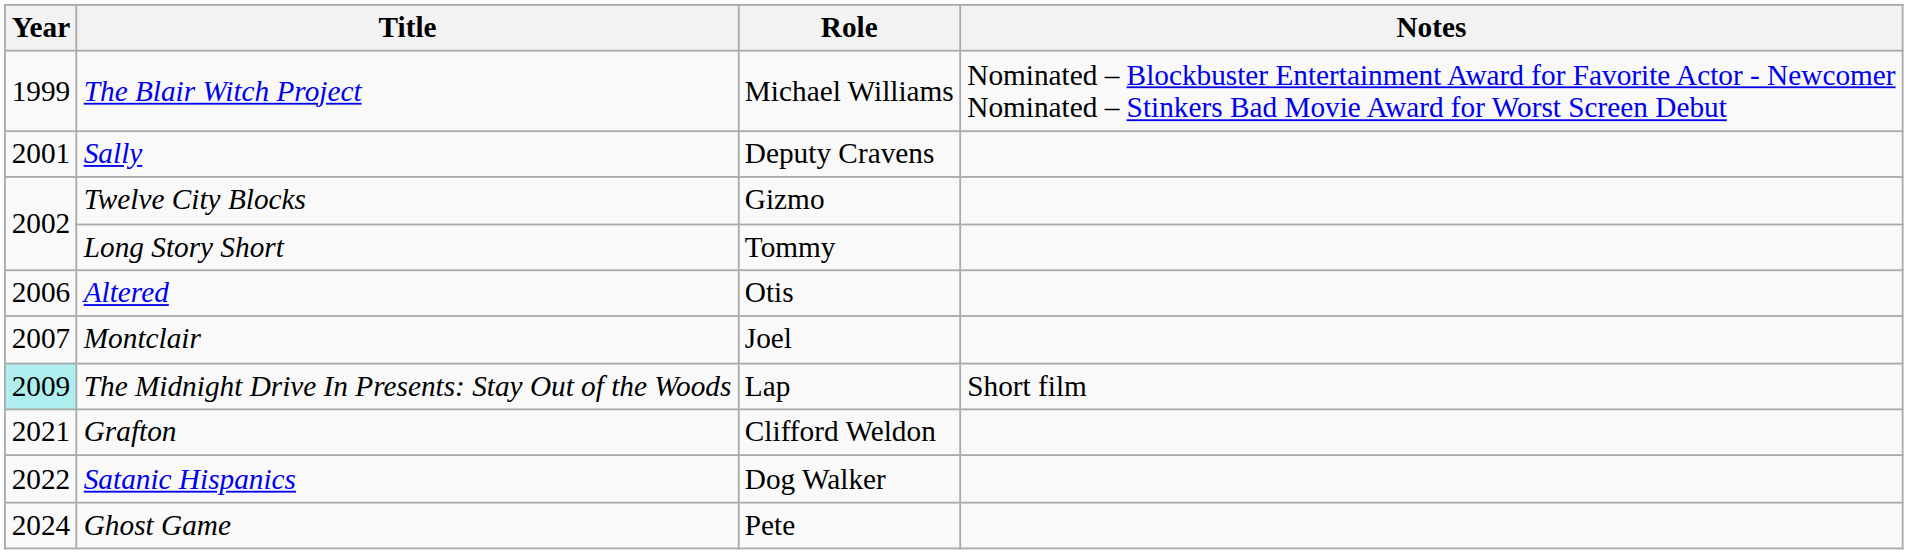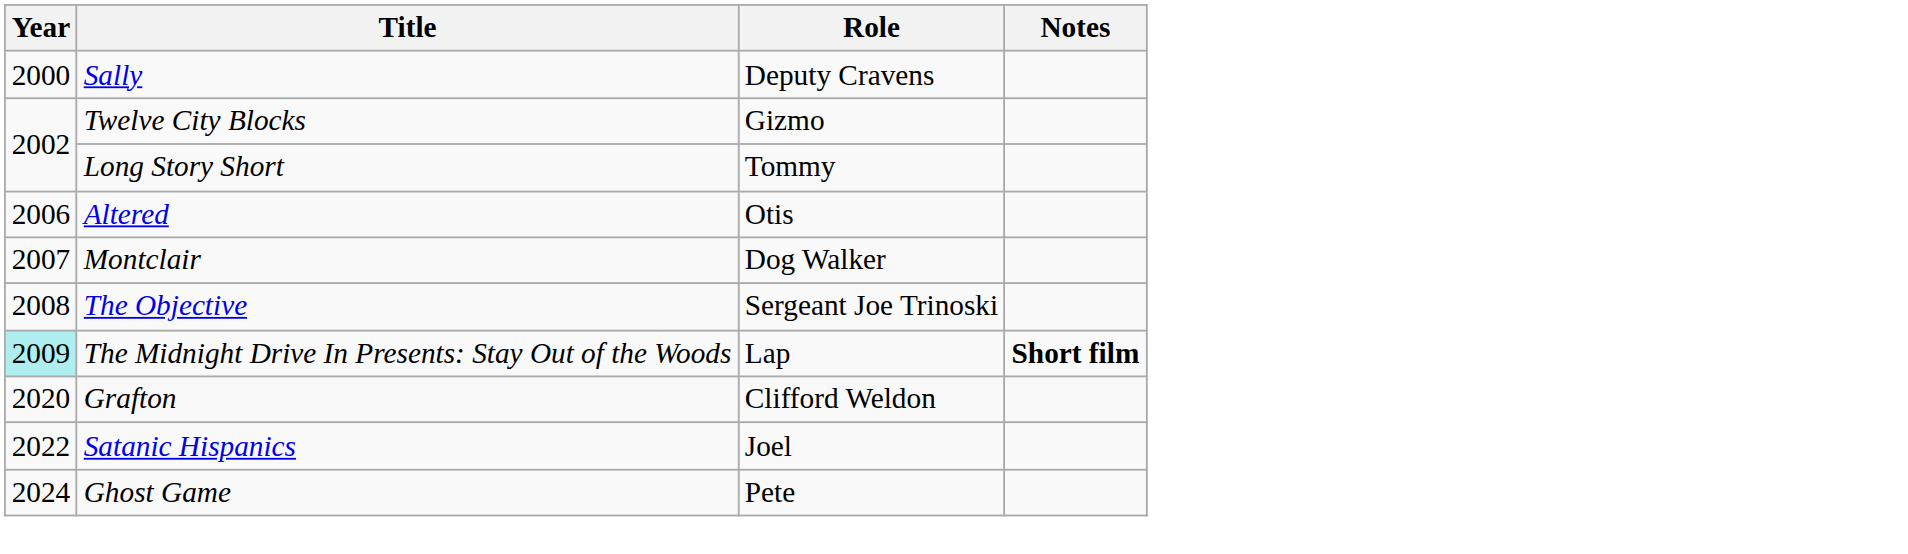- row: (223, 90)
(41, 153) 2001 -> (41, 74) 2000
(768, 339) Joel -> (815, 259) Dog Walker
+ row: (165, 306)
(1027, 385) normal -> (1075, 352) bold
(41, 432) 2021 -> (41, 399) 2020
(815, 478) Dog Walker -> (768, 445) Joel
